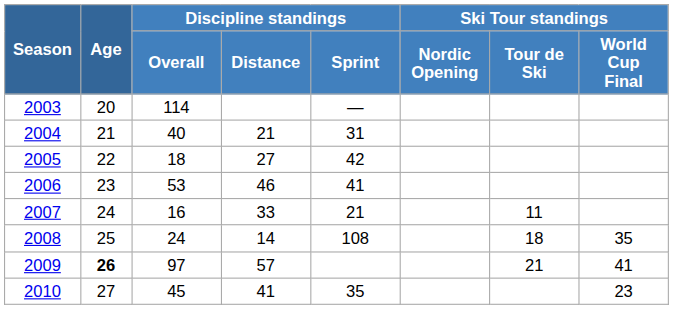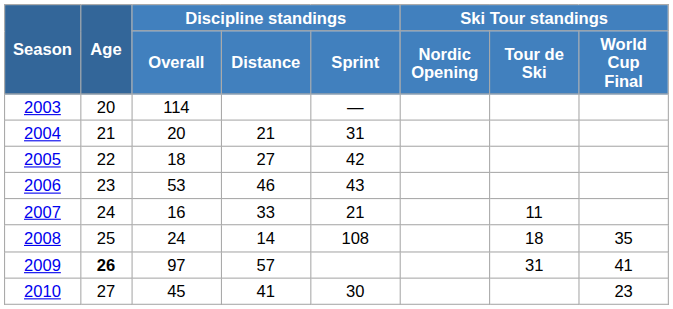(176, 134) 40 -> (176, 134) 20
(355, 186) 41 -> (355, 186) 43
(534, 265) 21 -> (534, 265) 31
(355, 291) 35 -> (355, 291) 30
